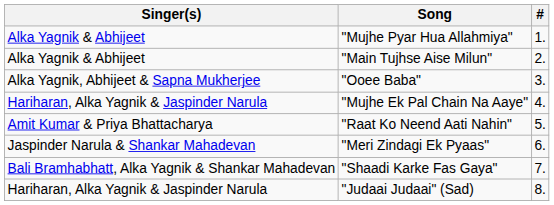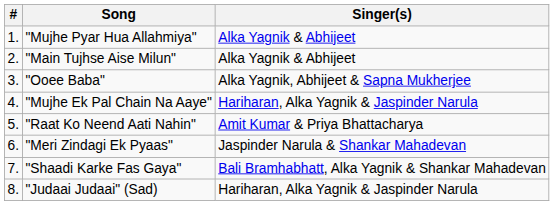columns swapped: (540, 15) <-> (171, 15)
